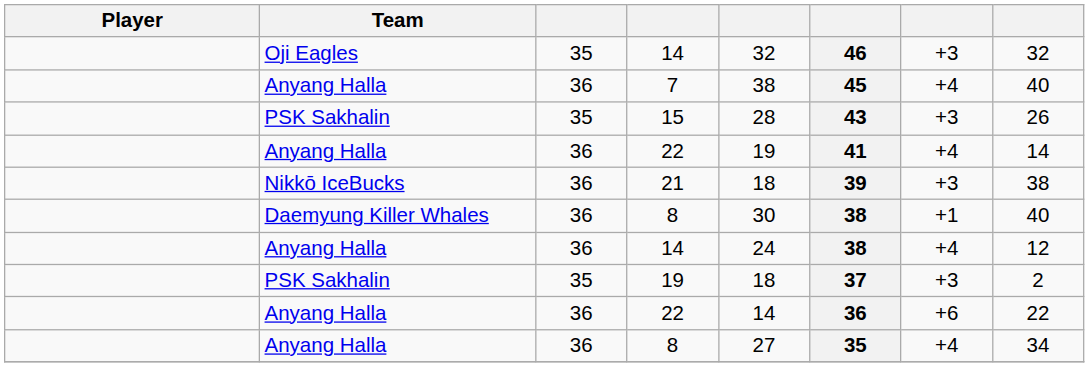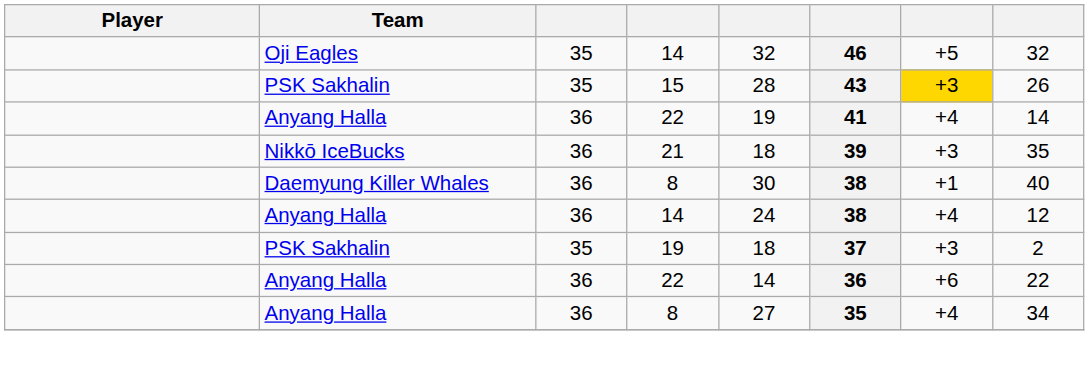(947, 53) +3 -> (947, 53) +5
- row: (325, 85)
(947, 118) no background -> (947, 85) gold background
(1038, 183) 38 -> (1038, 150) 35
